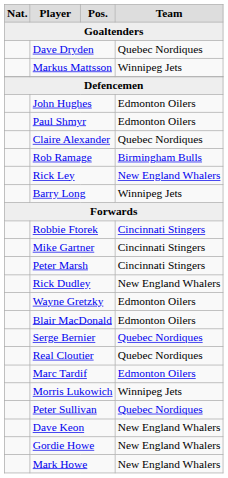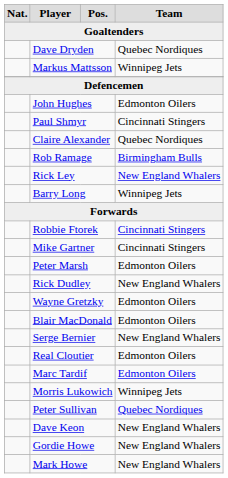(157, 121) Edmonton Oilers -> (161, 121) Cincinnati Stingers
(161, 265) Cincinnati Stingers -> (157, 265) Edmonton Oilers
(160, 337) Quebec Nordiques -> (169, 337) New England Whalers
(160, 355) Quebec Nordiques -> (157, 355) Edmonton Oilers
